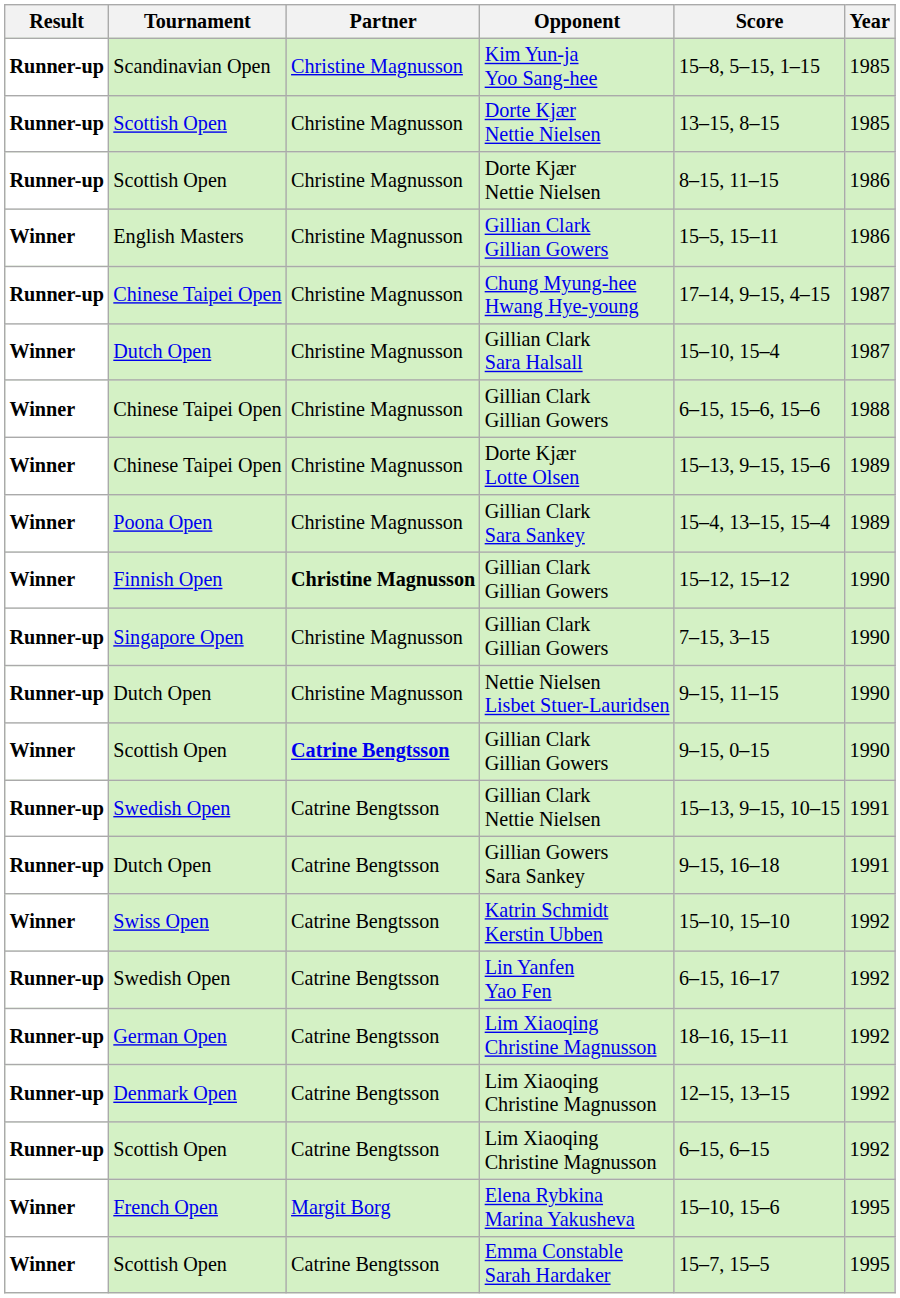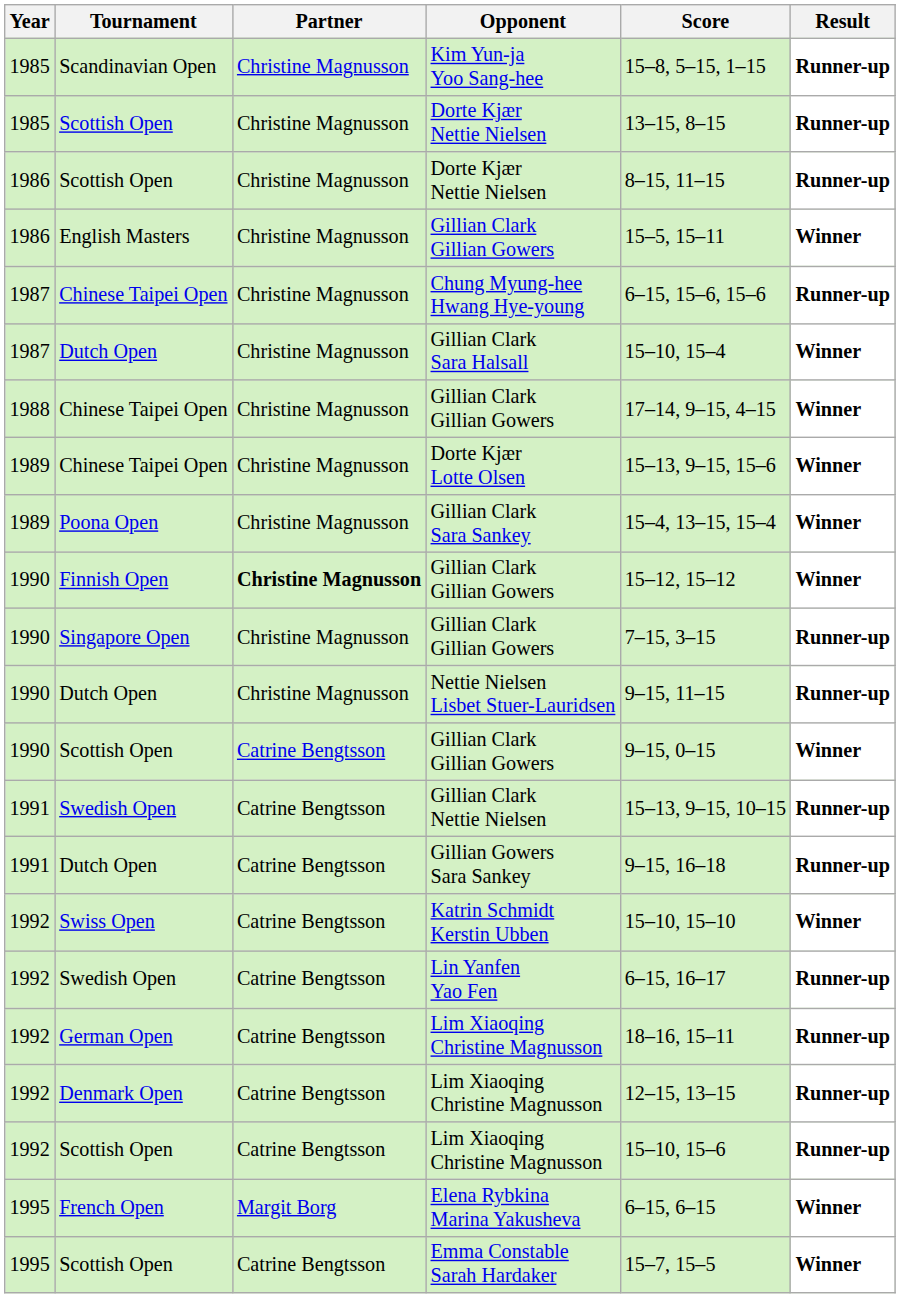columns swapped: (870, 21) <-> (57, 21)
(754, 294) 17–14, 9–15, 4–15 -> (695, 294) 6–15, 15–6, 15–6
(749, 408) 6–15, 15–6, 15–6 -> (700, 408) 17–14, 9–15, 4–15
(370, 751) bold -> (311, 751) normal
(724, 1150) 6–15, 6–15 -> (675, 1150) 15–10, 15–6
(729, 1207) 15–10, 15–6 -> (670, 1207) 6–15, 6–15
